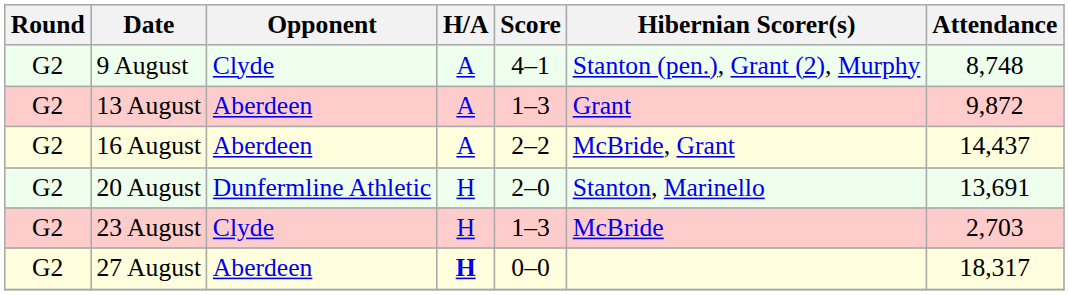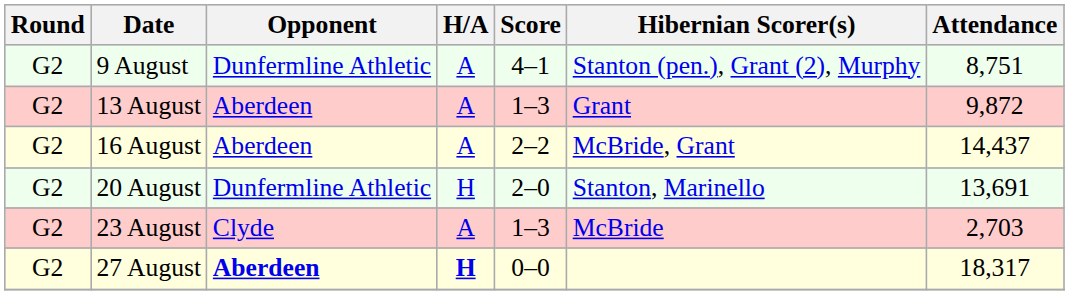(243, 65) Clyde -> (322, 65) Dunfermline Athletic
(995, 65) 8,748 -> (995, 65) 8,751
(466, 227) H -> (466, 227) A
(263, 268) normal -> (266, 268) bold
